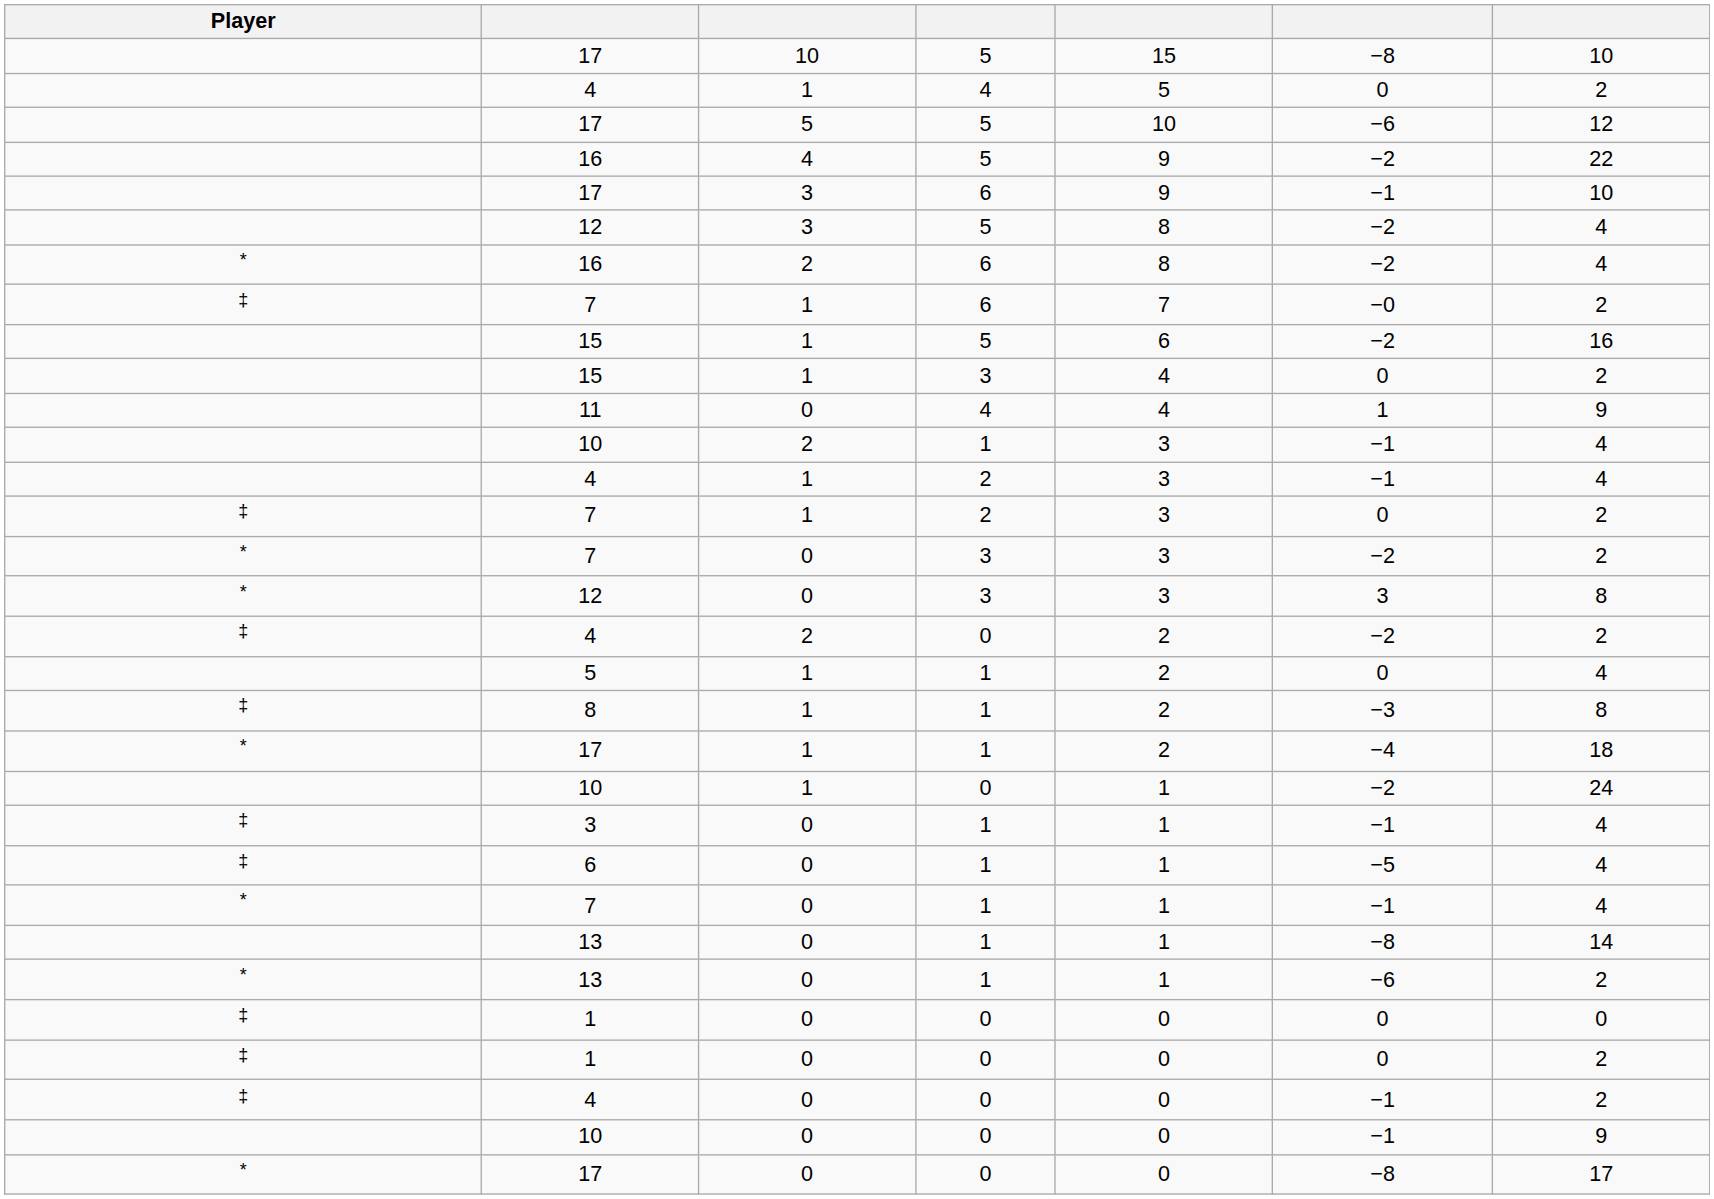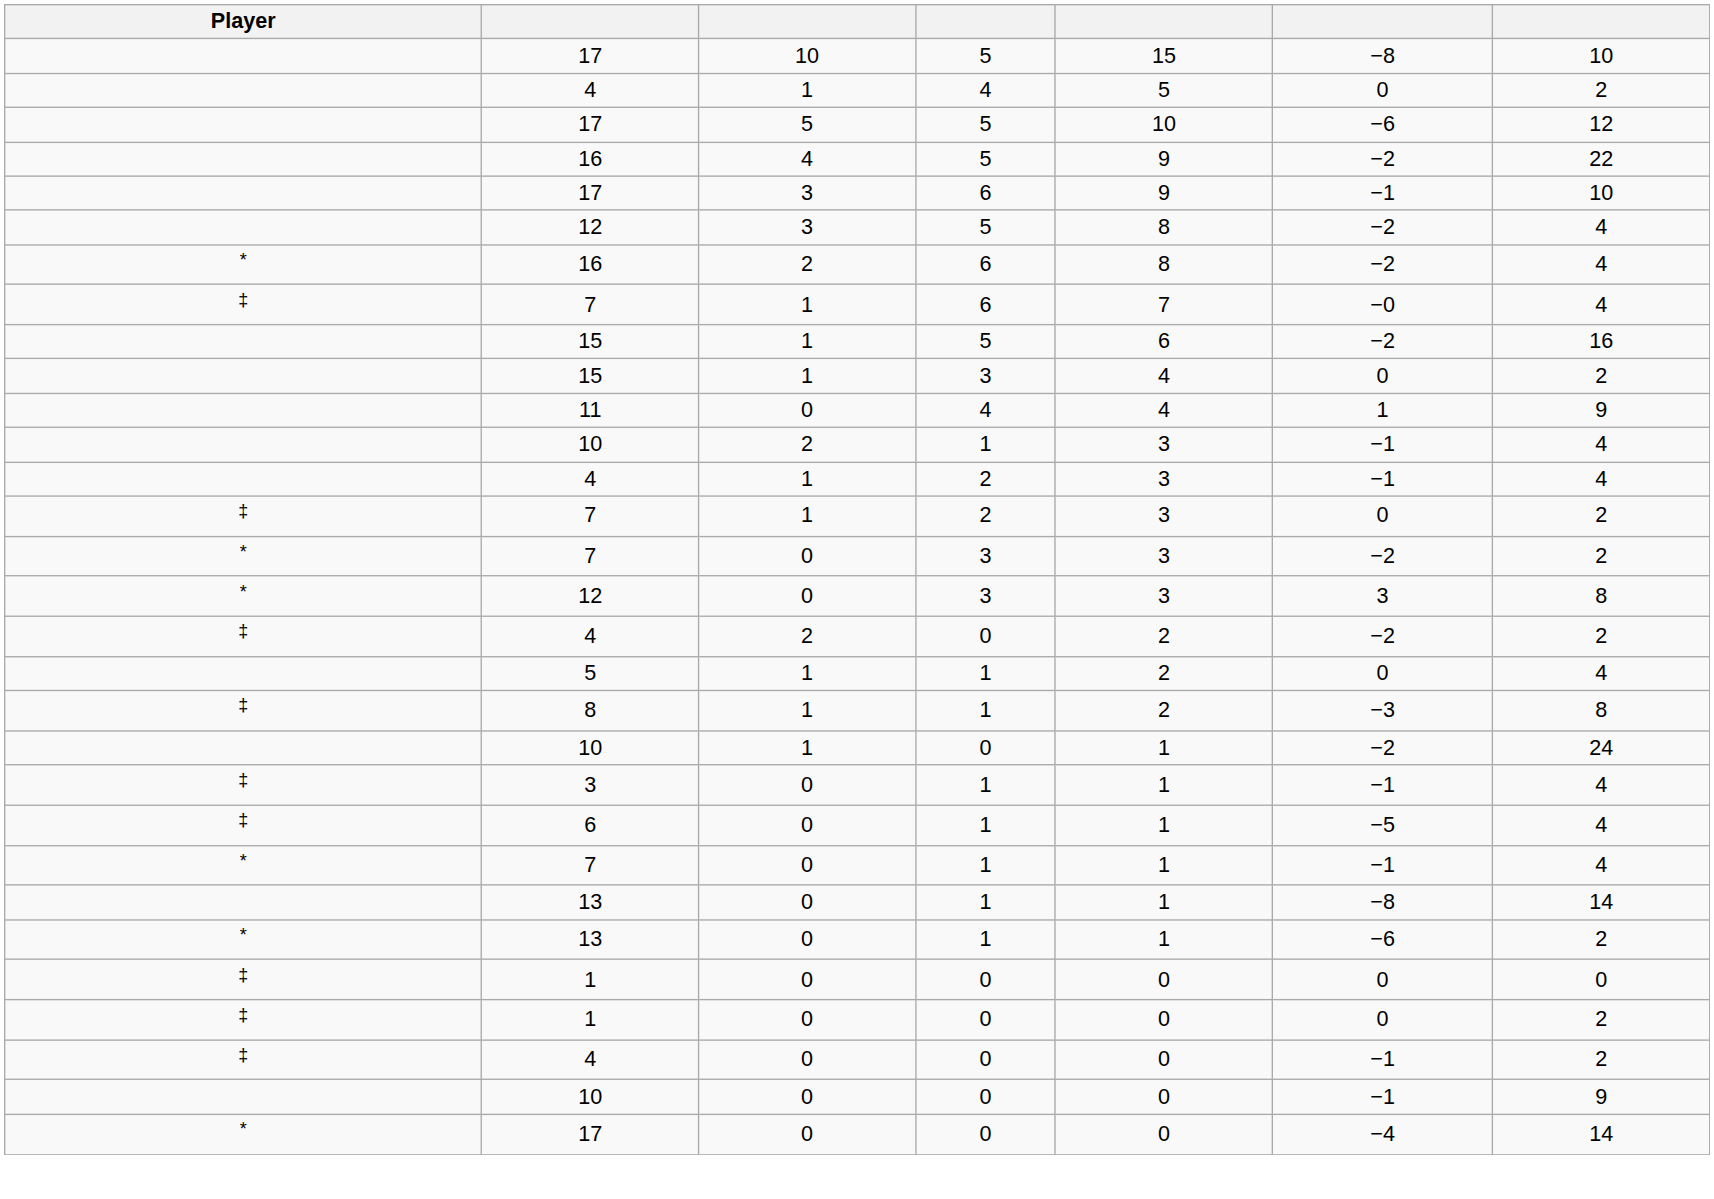(1601, 304) 2 -> (1601, 304) 4
- row: (590, 750)
(1383, 1174) −8 -> (1383, 1134) −4
(1601, 1174) 17 -> (1601, 1134) 14
